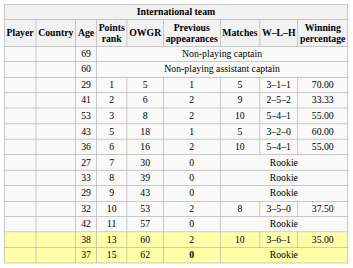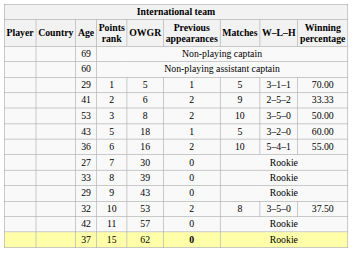(279, 116) 5–4–1 -> (279, 116) 3–5–0
(323, 116) 55.00 -> (323, 116) 50.00
- row: (112, 239)
